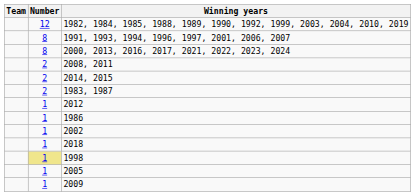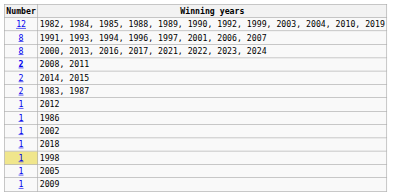- column: (16, 11)
(45, 64) normal -> (21, 64) bold
